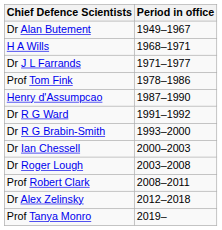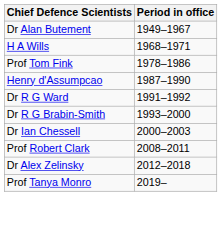- row: (44, 64)
- row: (45, 166)
